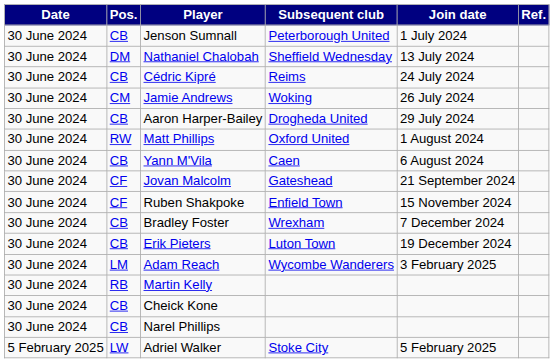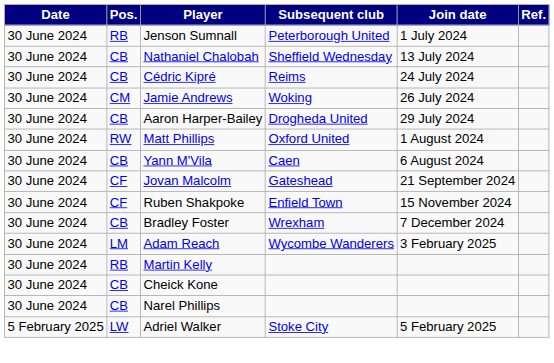(119, 35) CB -> (119, 35) RB
(120, 56) DM -> (119, 56) CB
- row: (177, 243)
